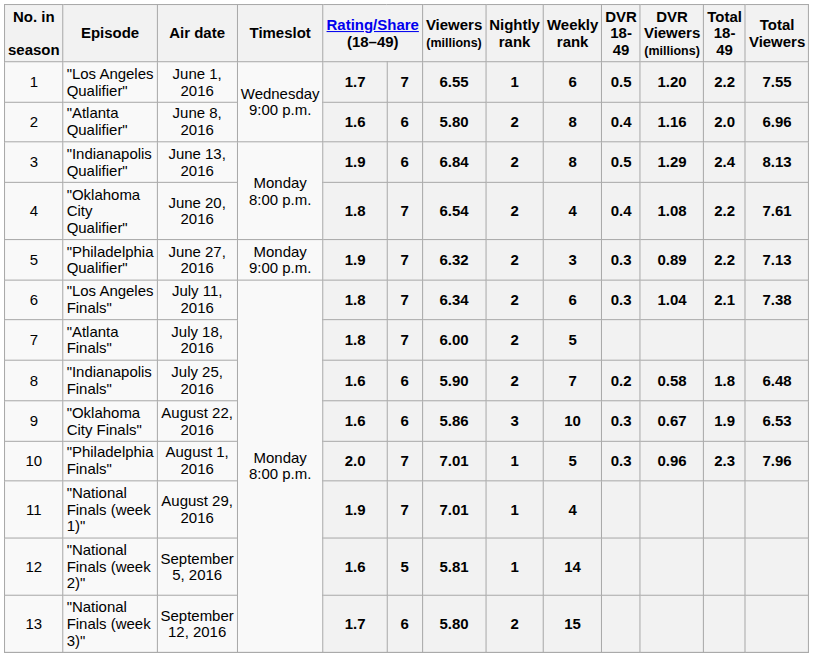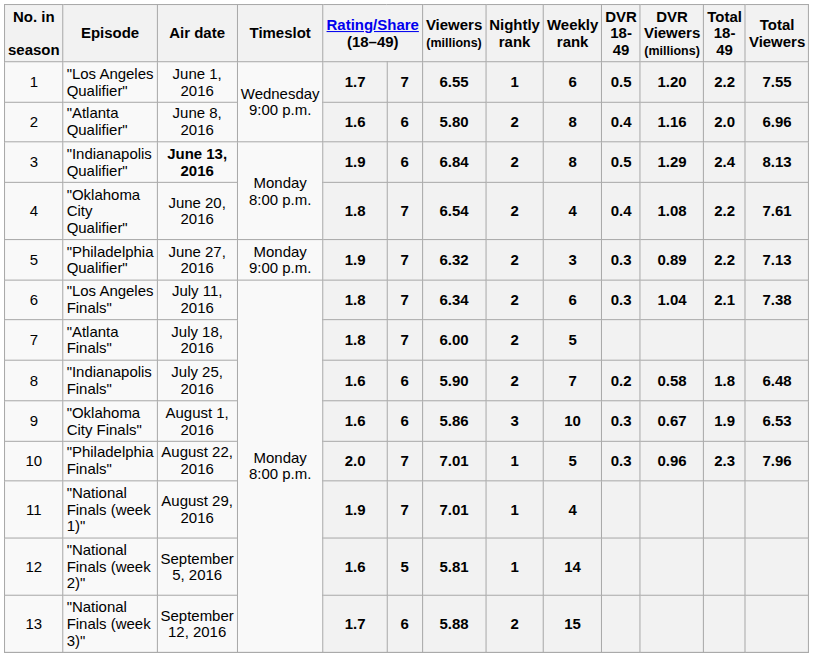(197, 163) normal -> (197, 163) bold
(197, 421) August 22, 2016 -> (197, 421) August 1, 2016
(197, 461) August 1, 2016 -> (197, 461) August 22, 2016
(454, 624) 5.80 -> (454, 624) 5.88
